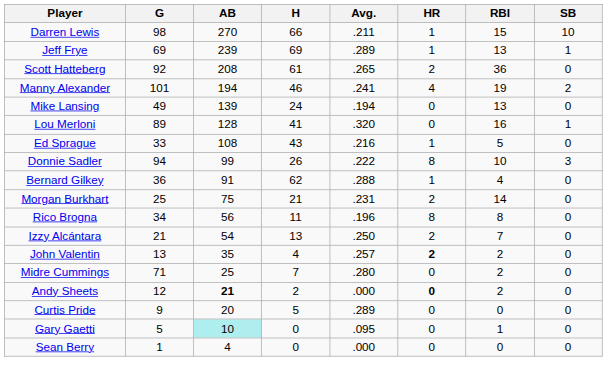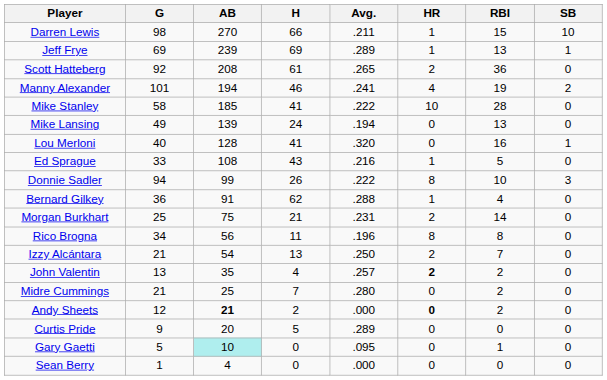+ row: (65, 106)
(159, 124) 89 -> (159, 143) 40
(159, 273) 71 -> (159, 291) 21
